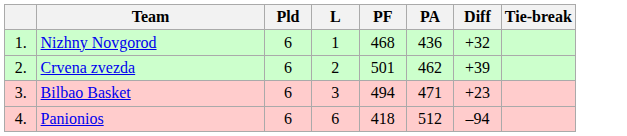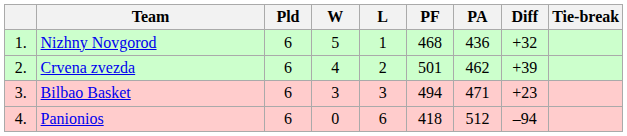+ column: (335, 17)
